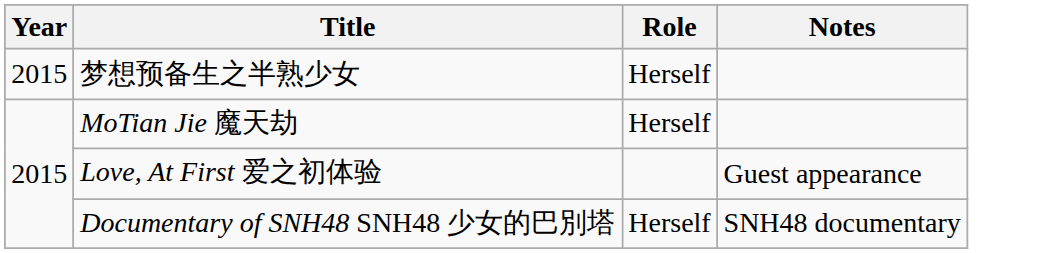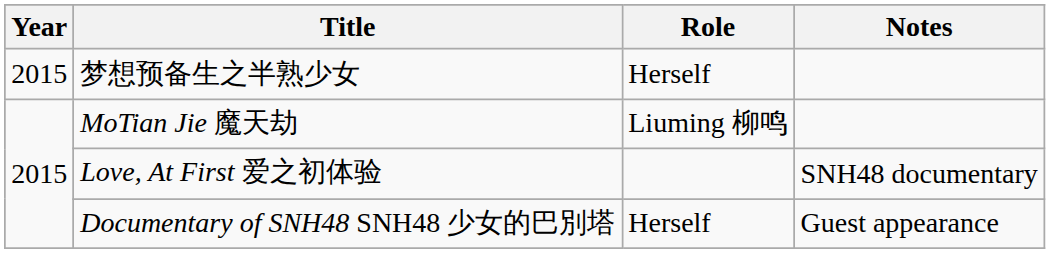(669, 123) Herself -> (708, 122) Liuming 柳鸣
(823, 173) Guest appearance -> (919, 173) SNH48 documentary
(842, 222) SNH48 documentary -> (900, 222) Guest appearance
